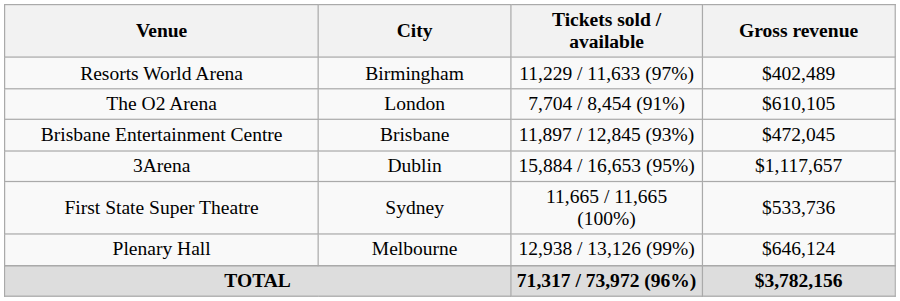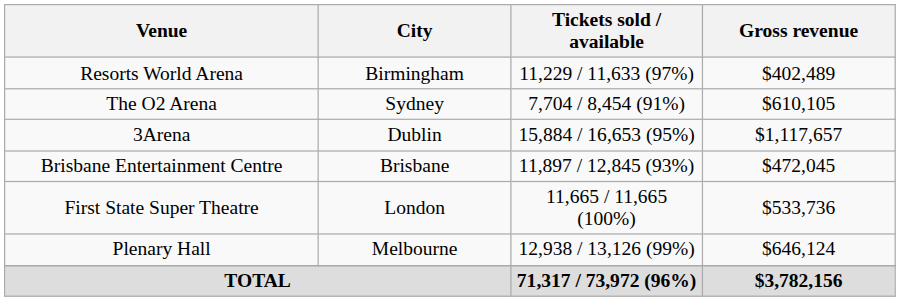(415, 103) London -> (415, 103) Sydney
rows swapped: (162, 165) <-> (162, 134)
(415, 207) Sydney -> (415, 207) London
